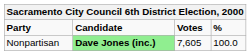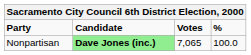(189, 43) 7,605 -> (189, 43) 7,065
